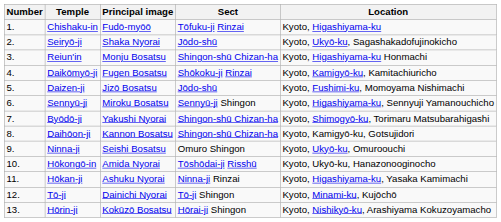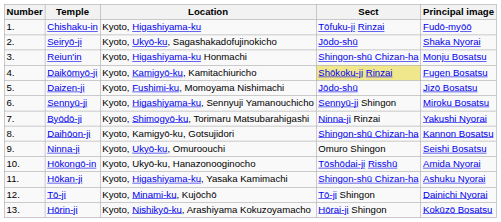columns swapped: (138, 12) <-> (388, 12)
(215, 73) no background -> (355, 73) khaki background
(228, 118) Shingon-shū Chizan-ha -> (349, 118) Ninna-ji Rinzai
(209, 179) Ninna-ji Rinzai -> (368, 179) Shingon-shū Chizan-ha
